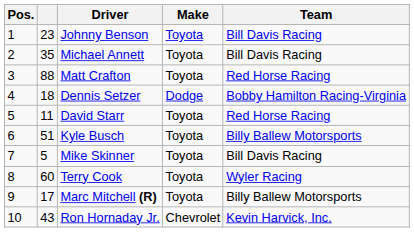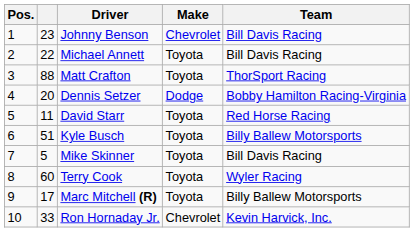(184, 35) Toyota -> (193, 35) Chevrolet
(47, 55) 35 -> (47, 55) 22
(278, 75) Red Horse Racing -> (276, 75) ThorSport Racing
(47, 96) 18 -> (47, 96) 20
(47, 217) 43 -> (47, 217) 33
